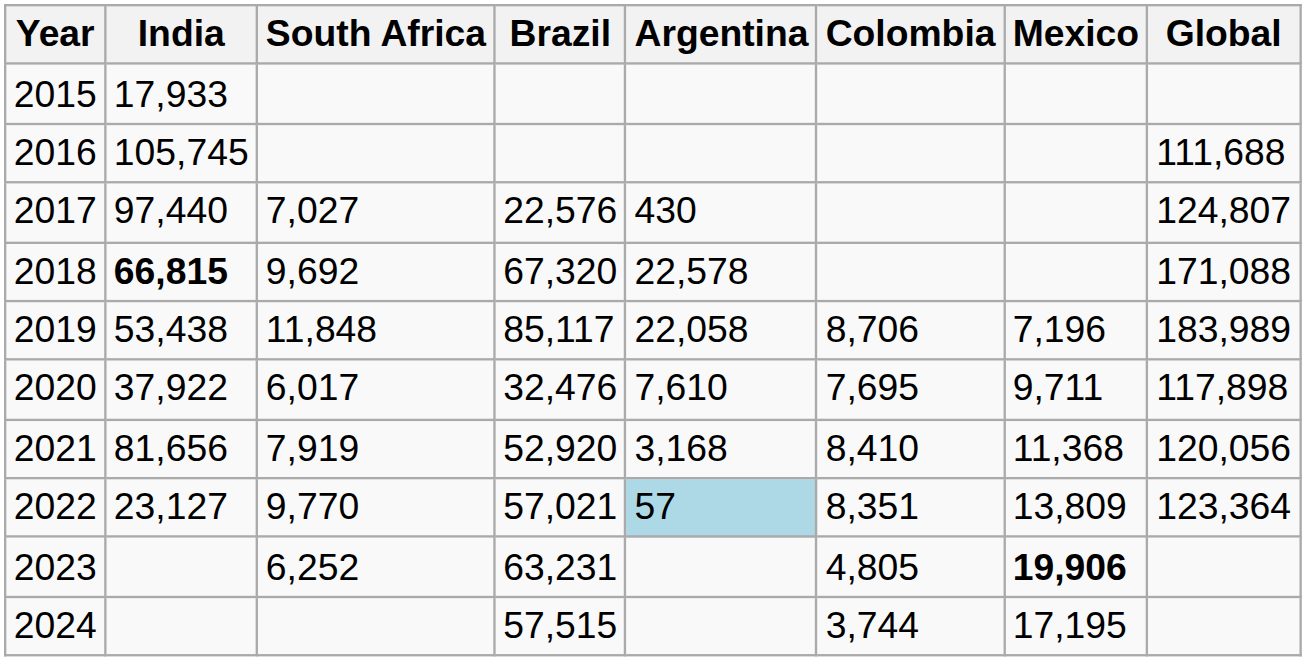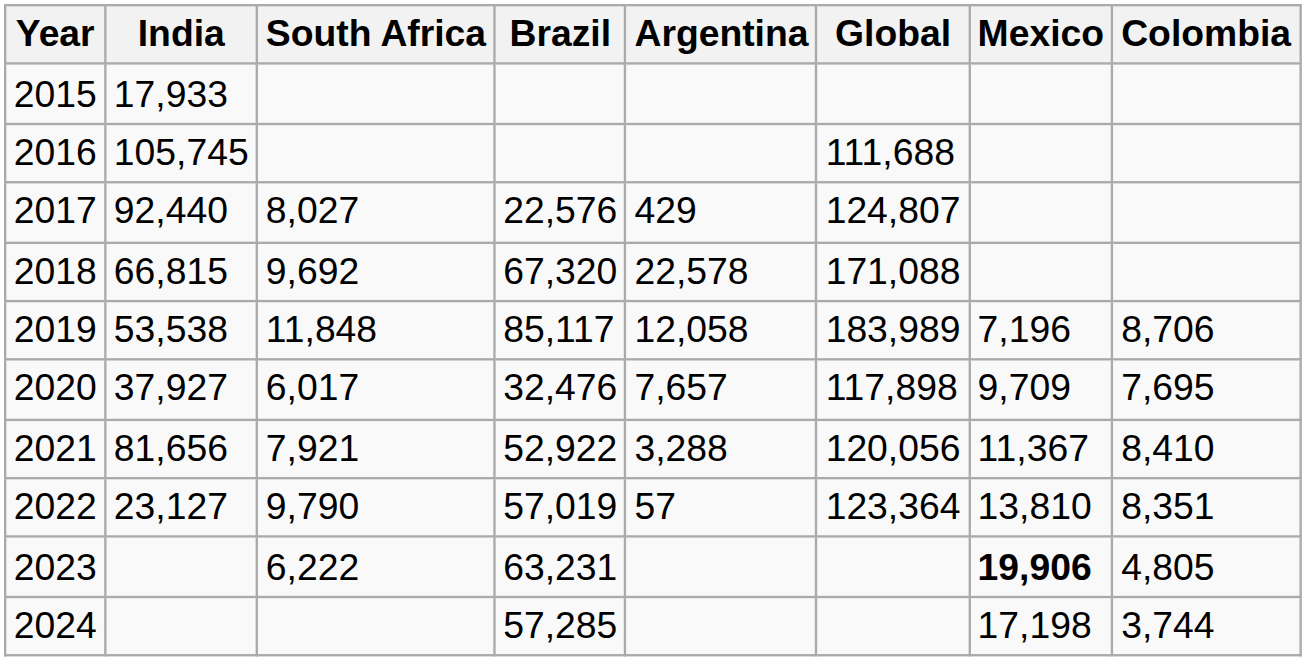columns swapped: (911, 34) <-> (1224, 34)
(171, 211) 97,440 -> (171, 211) 92,440
(312, 211) 7,027 -> (312, 211) 8,027
(666, 211) 430 -> (666, 211) 429
(171, 270) bold -> (171, 270) normal
(171, 329) 53,438 -> (171, 329) 53,538
(691, 329) 22,058 -> (691, 329) 12,058
(171, 388) 37,922 -> (171, 388) 37,927
(681, 388) 7,610 -> (681, 388) 7,657
(1058, 388) 9,711 -> (1024, 388) 9,709
(312, 447) 7,919 -> (312, 447) 7,921
(560, 447) 52,920 -> (560, 447) 52,922
(681, 447) 3,168 -> (681, 447) 3,288
(1068, 447) 11,368 -> (1033, 447) 11,367
(312, 507) 9,770 -> (312, 507) 9,790
(560, 507) 57,021 -> (560, 507) 57,019
(655, 507) lightblue background -> (655, 507) no background
(1070, 507) 13,809 -> (1035, 507) 13,810
(312, 566) 6,252 -> (312, 566) 6,222
(560, 625) 57,515 -> (560, 625) 57,285
(1070, 625) 17,195 -> (1035, 625) 17,198
